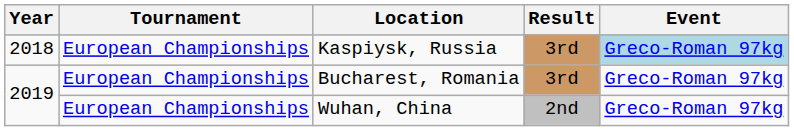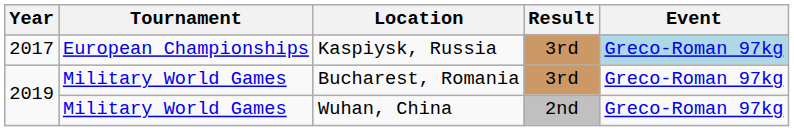(32, 50) 2018 -> (32, 50) 2017
(186, 80) European Championships -> (175, 80) Military World Games
(186, 110) European Championships -> (175, 110) Military World Games
